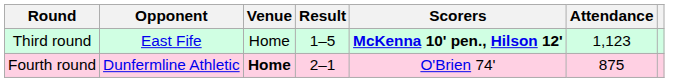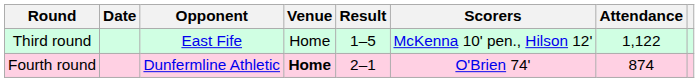+ column: (120, 16)
(458, 41) bold -> (493, 41) normal
(612, 41) 1,123 -> (641, 41) 1,122
(612, 65) 875 -> (641, 65) 874
